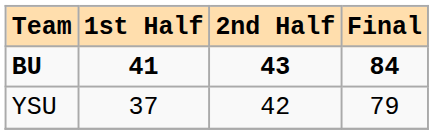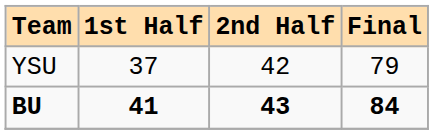rows swapped: (34, 108) <-> (27, 67)
